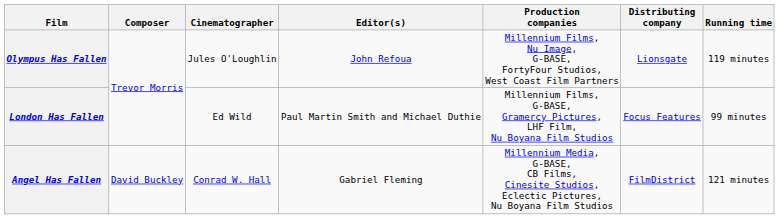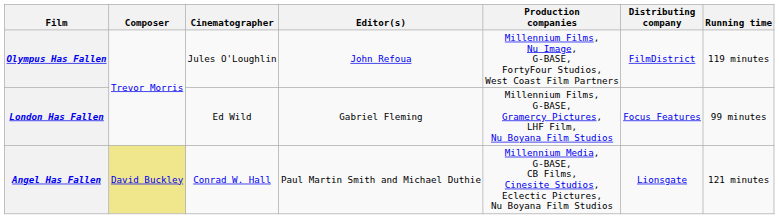(662, 59) Lionsgate -> (662, 59) FilmDistrict
(381, 117) Paul Martin Smith and Michael Duthie -> (381, 117) Gabriel Fleming
(147, 179) no background -> (147, 179) khaki background
(381, 179) Gabriel Fleming -> (381, 179) Paul Martin Smith and Michael Duthie
(662, 179) FilmDistrict -> (662, 179) Lionsgate
